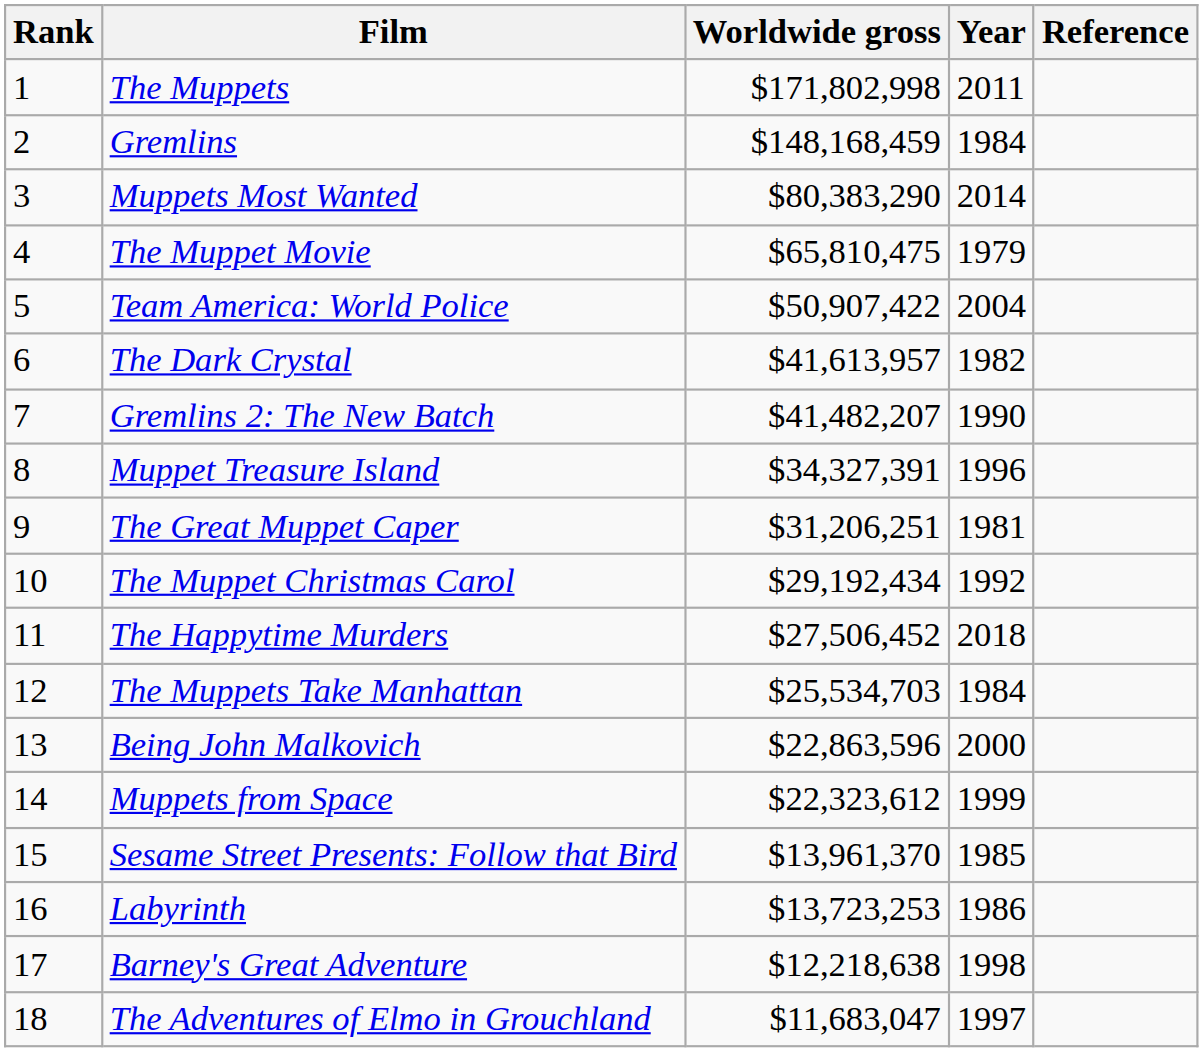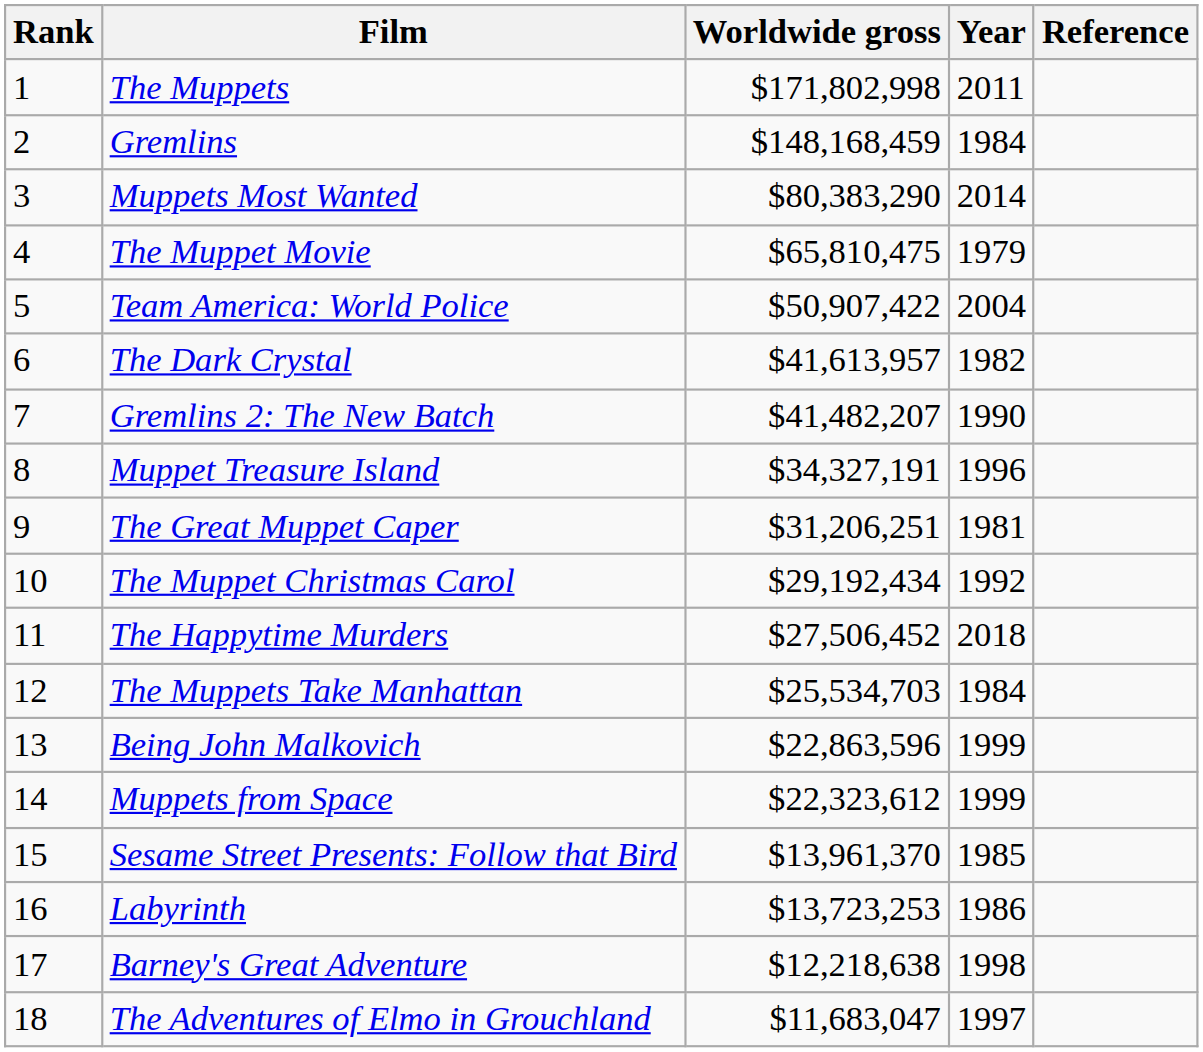(855, 470) $34,327,391 -> (855, 470) $34,327,191
(991, 744) 2000 -> (991, 744) 1999
